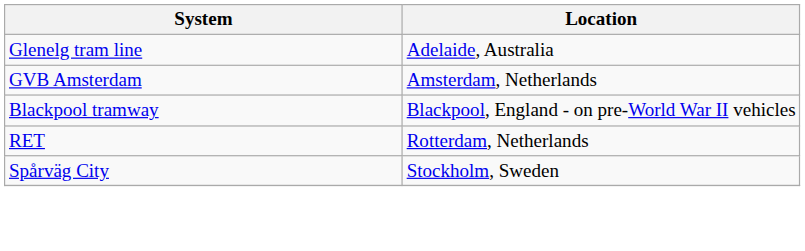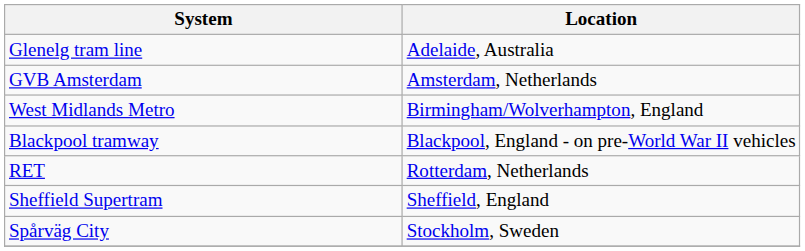+ row: (92, 110)
+ row: (86, 200)
